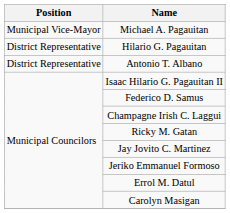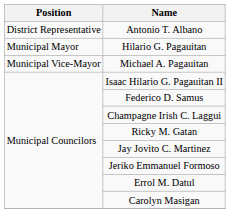rows swapped: (164, 64) <-> (164, 30)
(54, 47) District Representative -> (43, 47) Municipal Mayor
